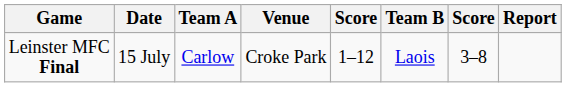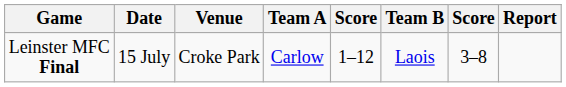columns swapped: (286, 18) <-> (208, 18)
